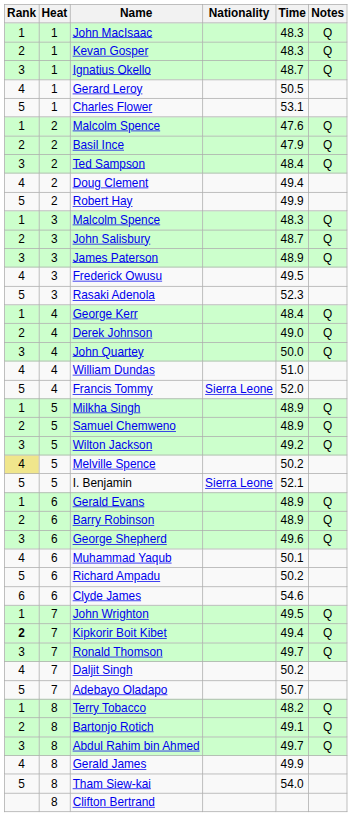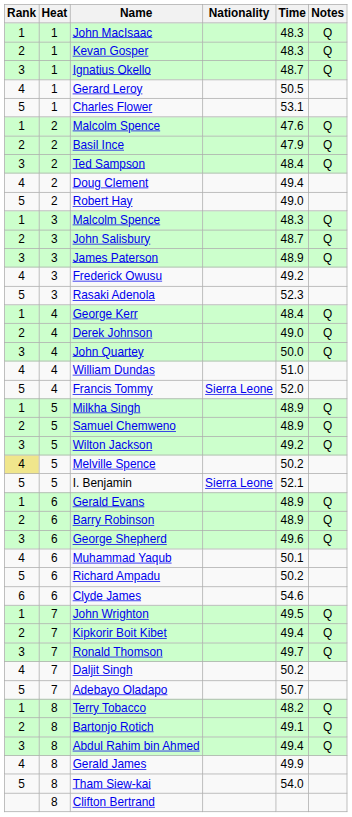(292, 201) 49.9 -> (292, 201) 49.0
(292, 276) 49.5 -> (292, 276) 49.2
(22, 633) bold -> (22, 633) normal
(292, 746) 49.7 -> (292, 746) 49.4
